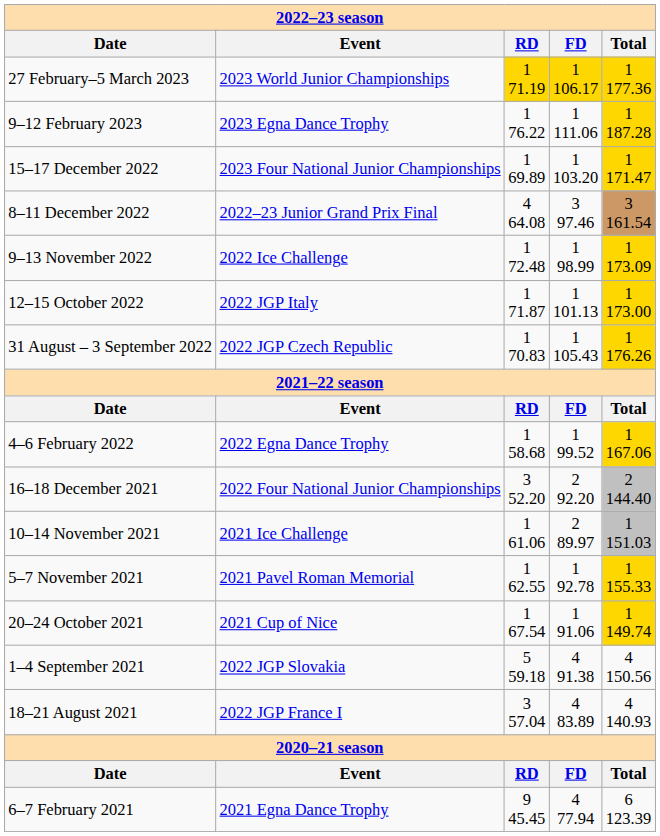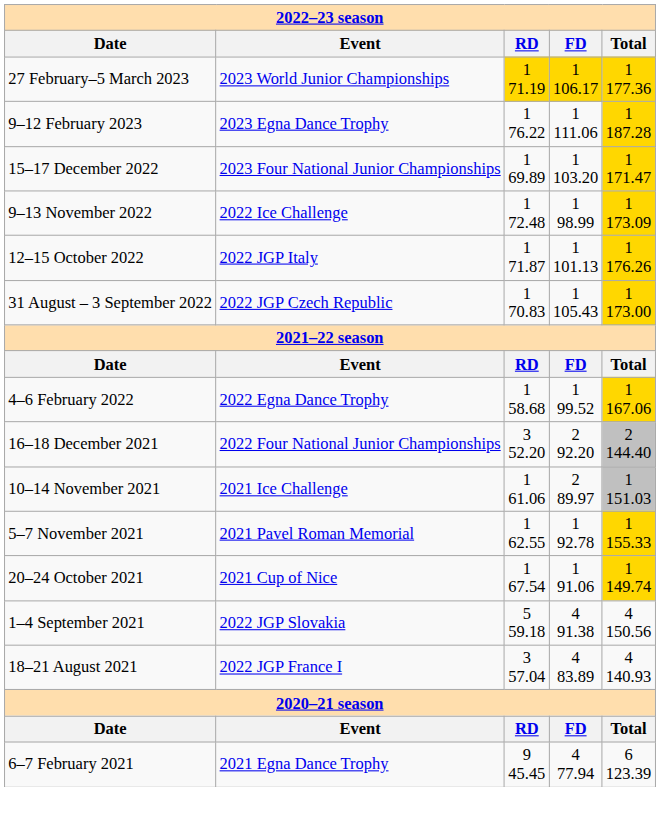- row: (79, 213)
(629, 302) 1 173.00 -> (629, 257) 1 176.26
(629, 347) 1 176.26 -> (629, 302) 1 173.00
